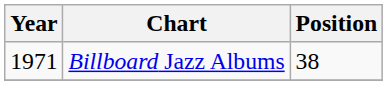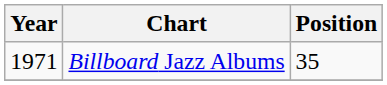(307, 60) 38 -> (307, 60) 35
